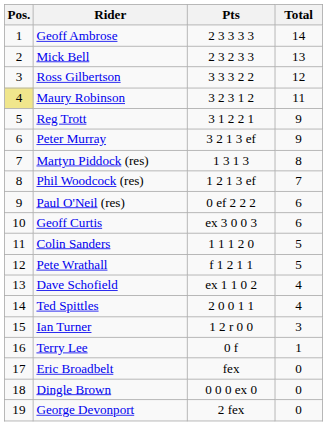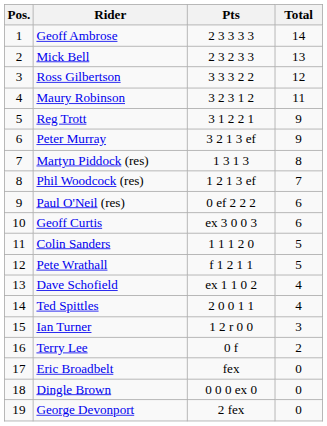(19, 98) khaki background -> (19, 98) no background
(299, 347) 1 -> (299, 347) 2
